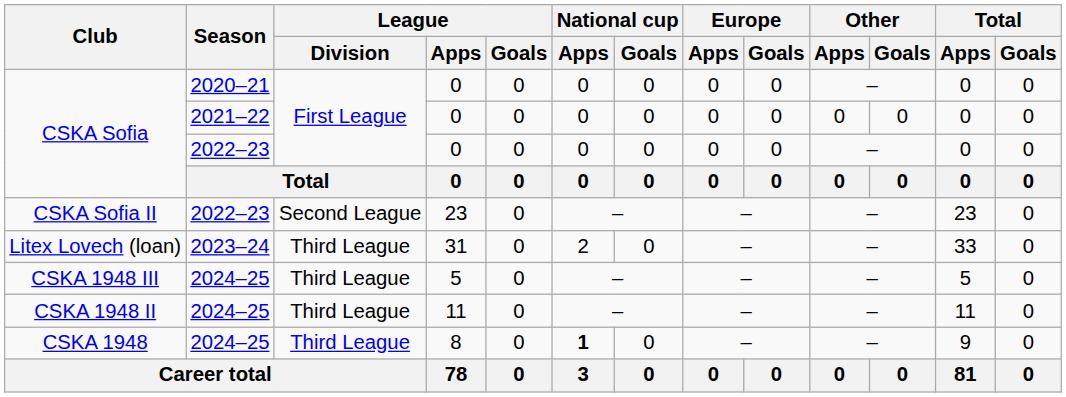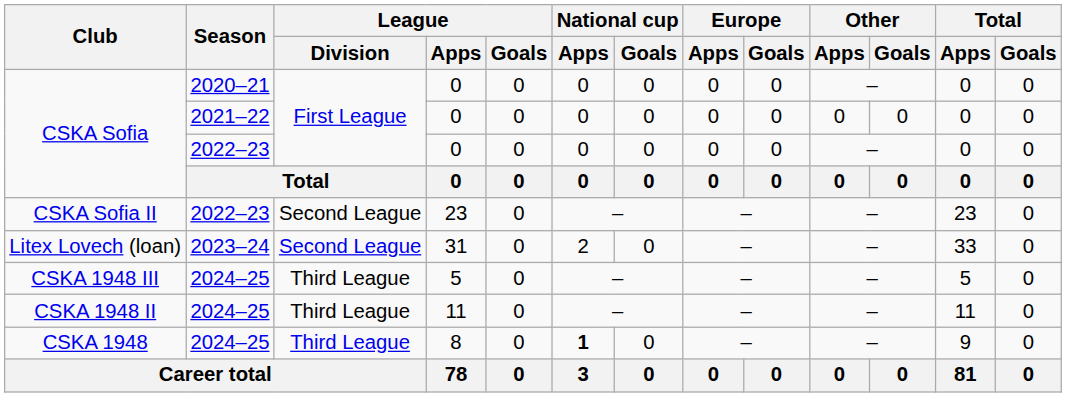(350, 246) Third League -> (350, 246) Second League
